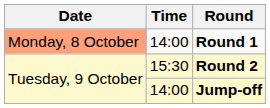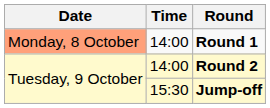(169, 66) 15:30 -> (169, 66) 14:00
(169, 90) 14:00 -> (169, 90) 15:30
